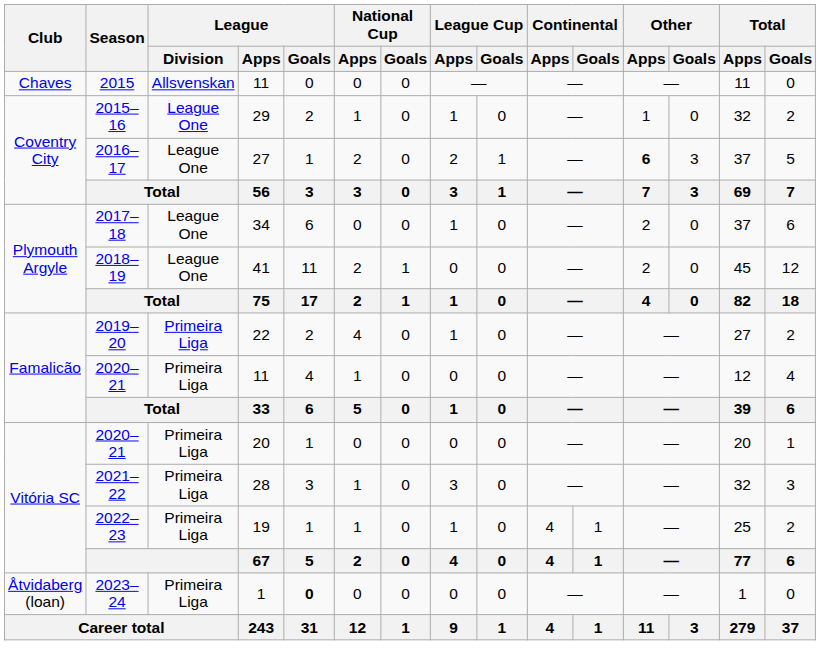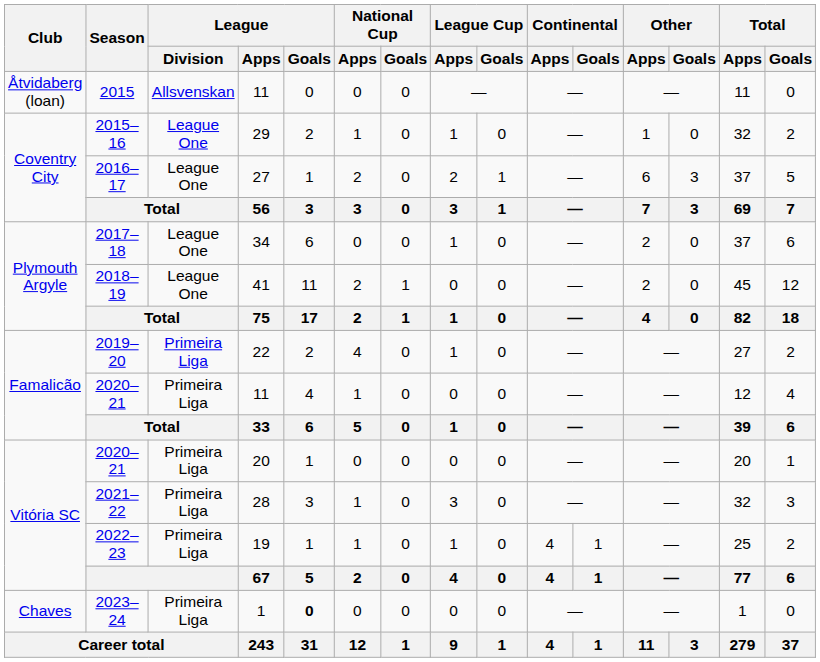(45, 83) Chaves -> (45, 92) Åtvidaberg (loan)
(646, 158) bold -> (646, 176) normal
(45, 593) Åtvidaberg (loan) -> (45, 611) Chaves
